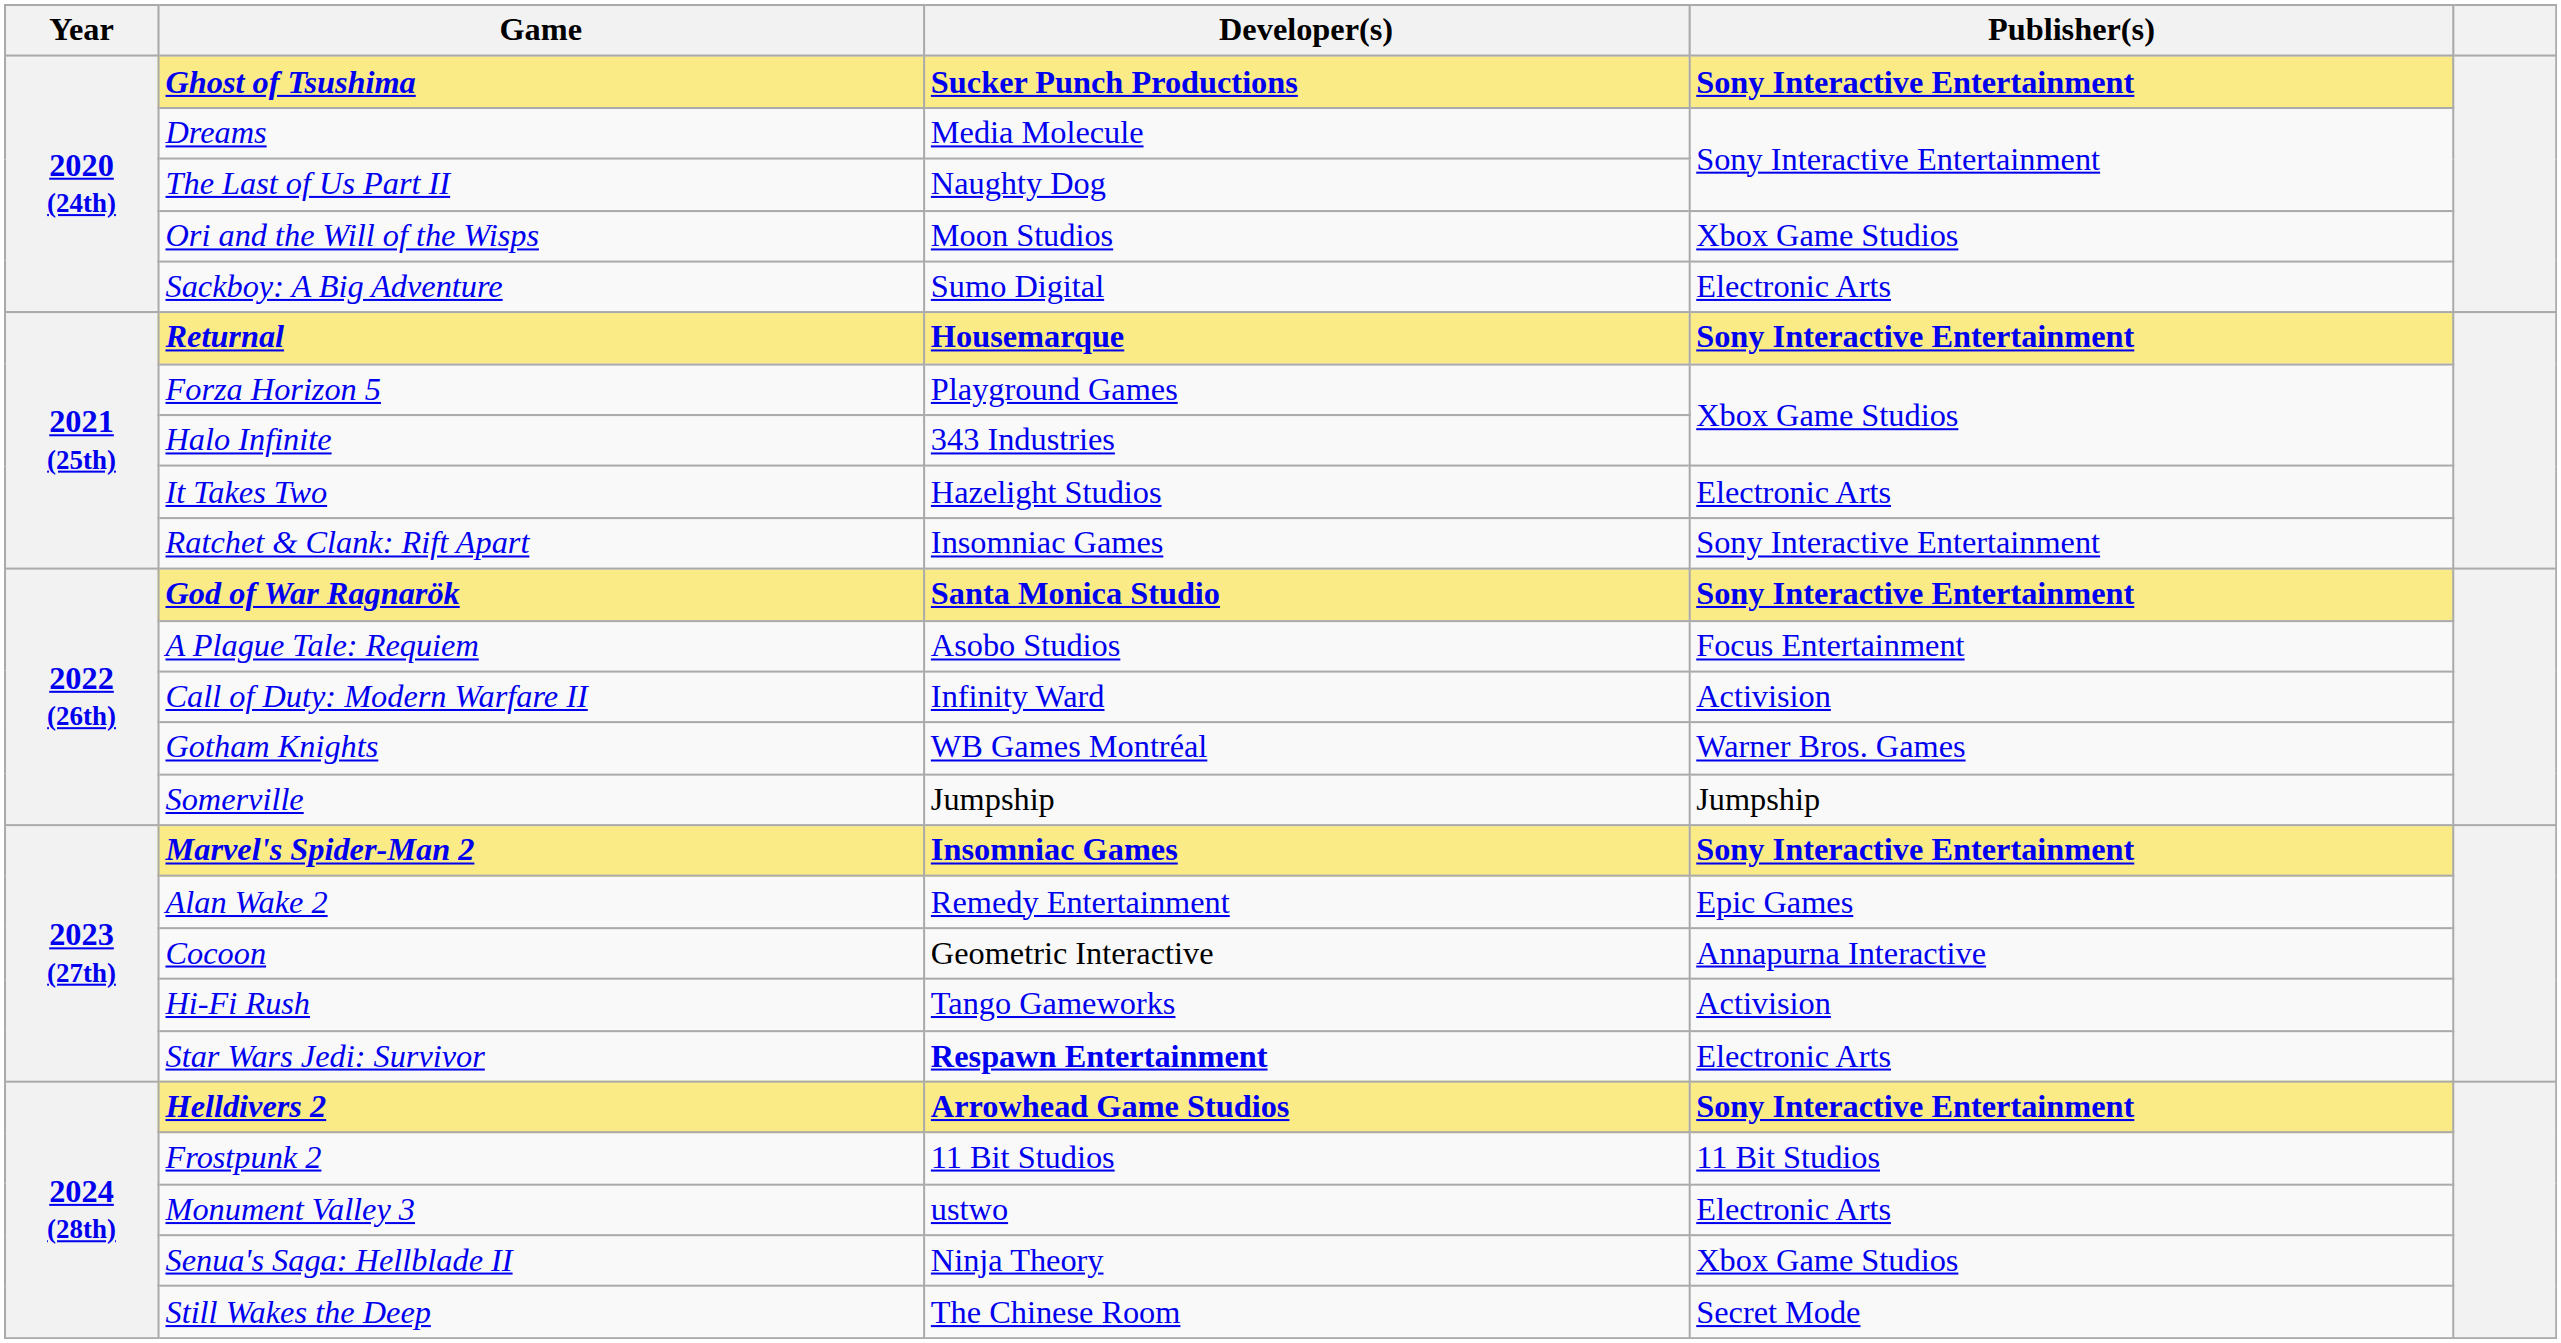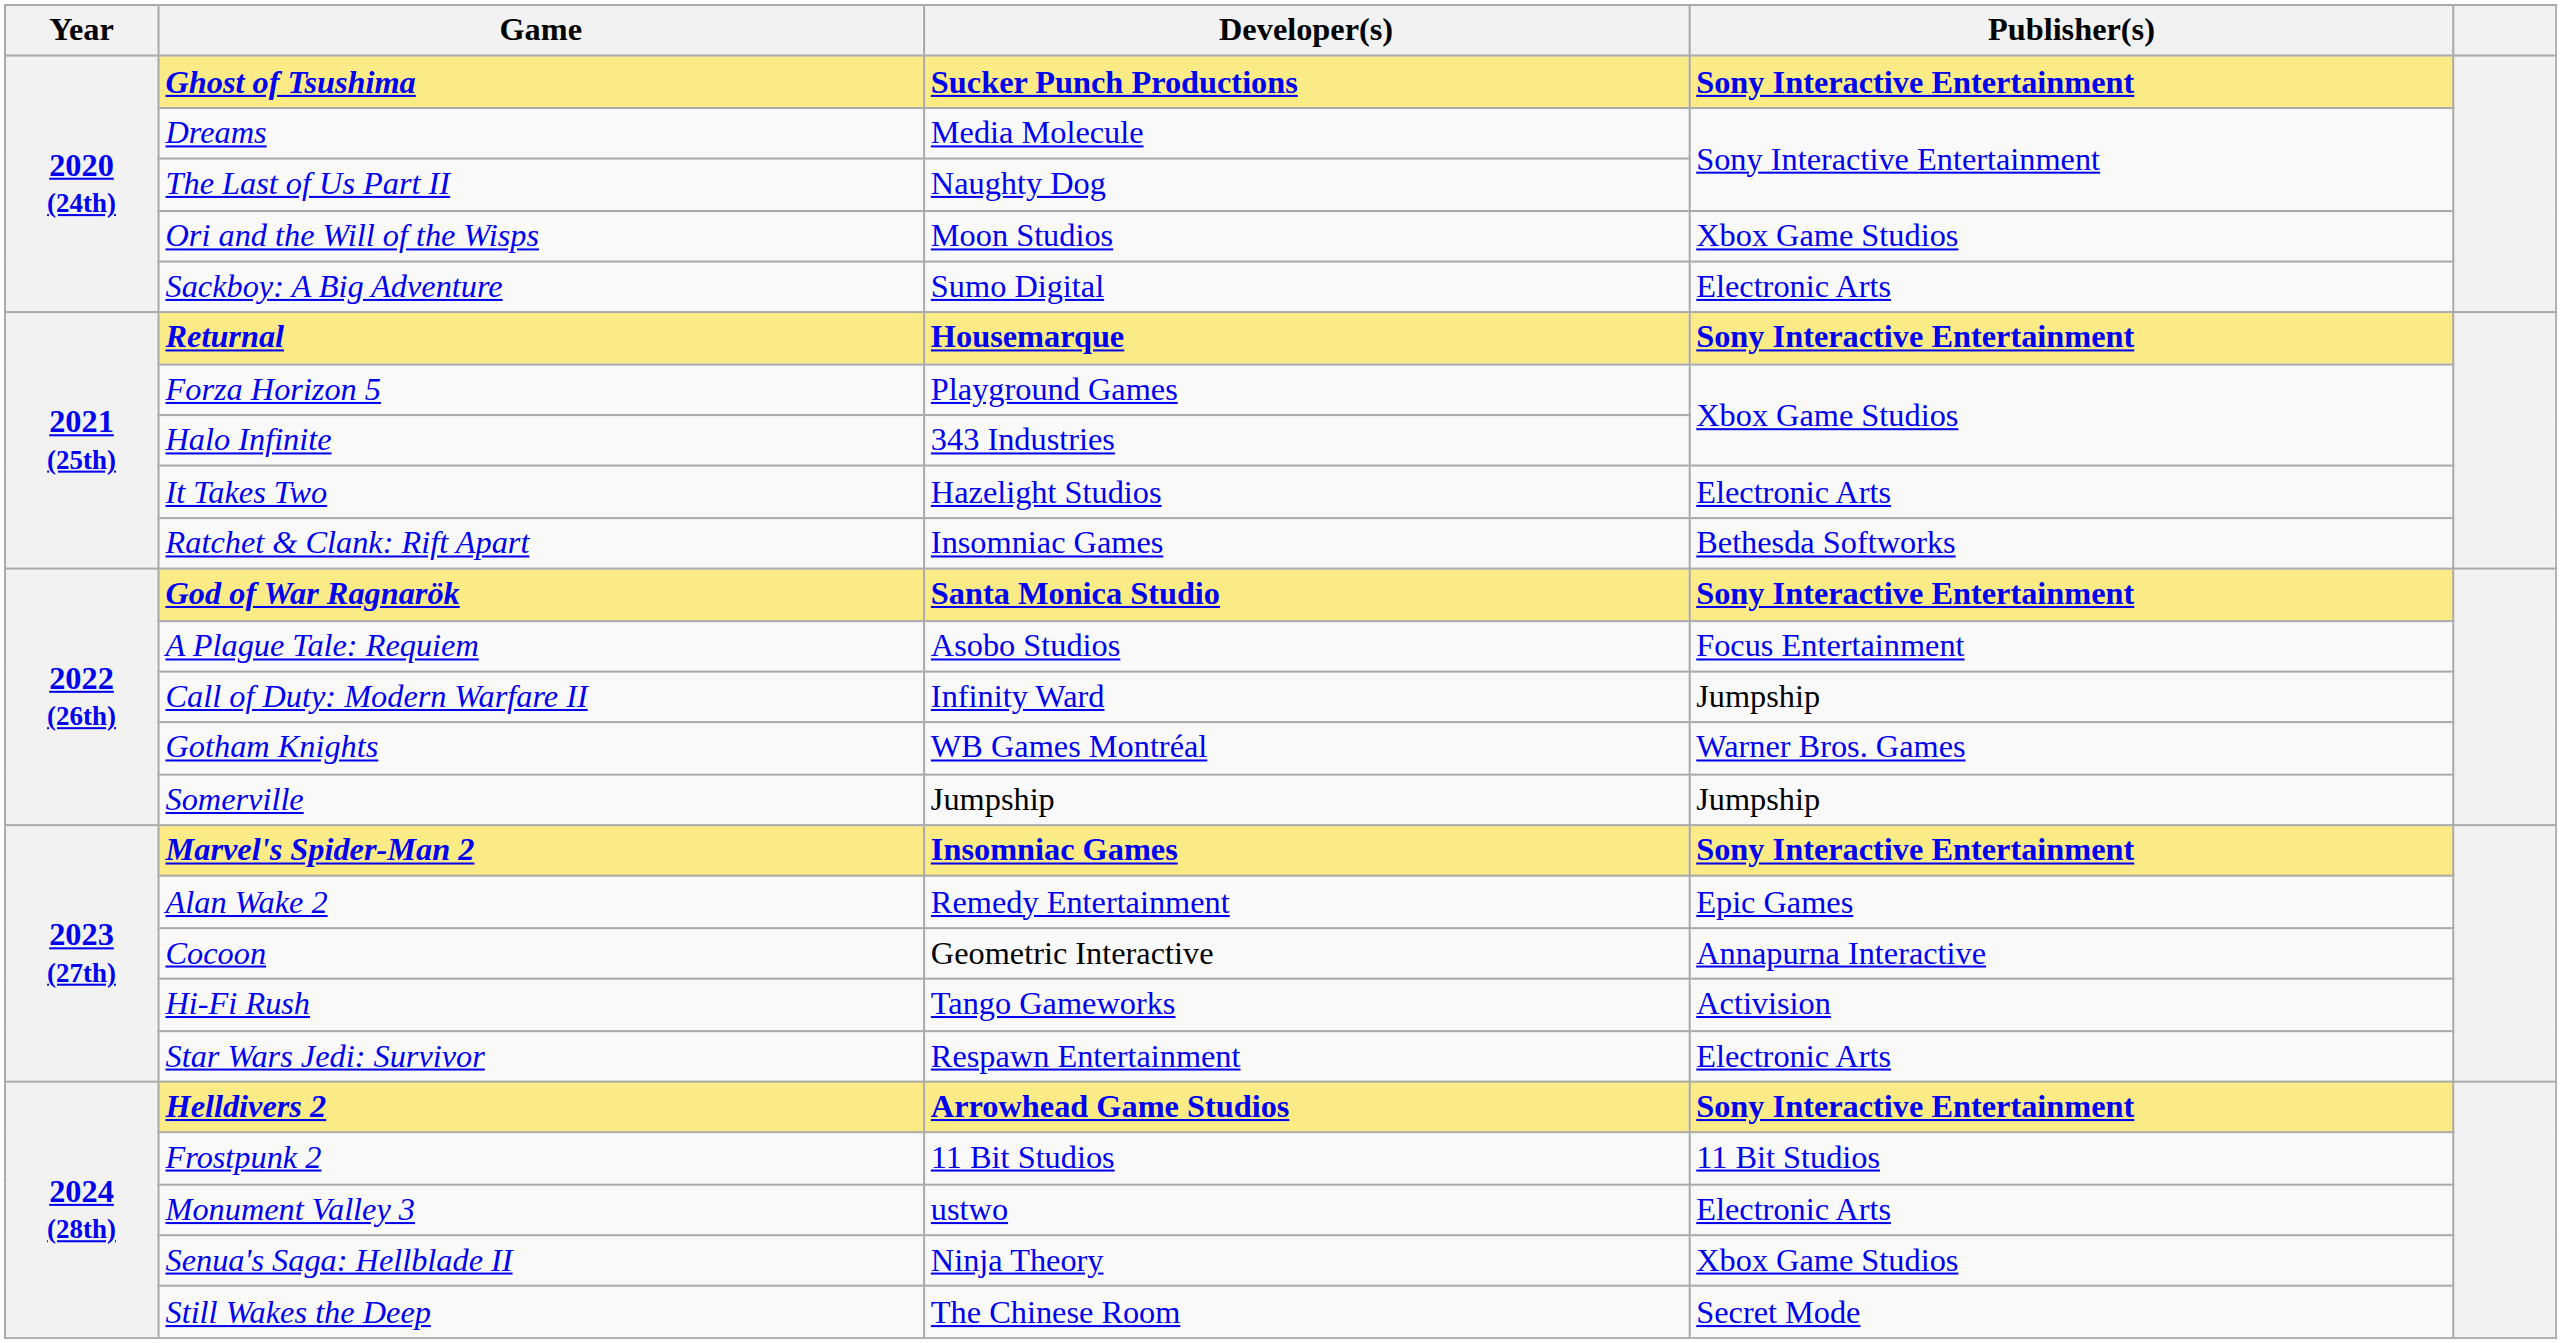(1898, 542) Sony Interactive Entertainment -> (1826, 542) Bethesda Softworks
(1764, 696) Activision -> (1758, 696) Jumpship
(1099, 1055) bold -> (1086, 1055) normal
